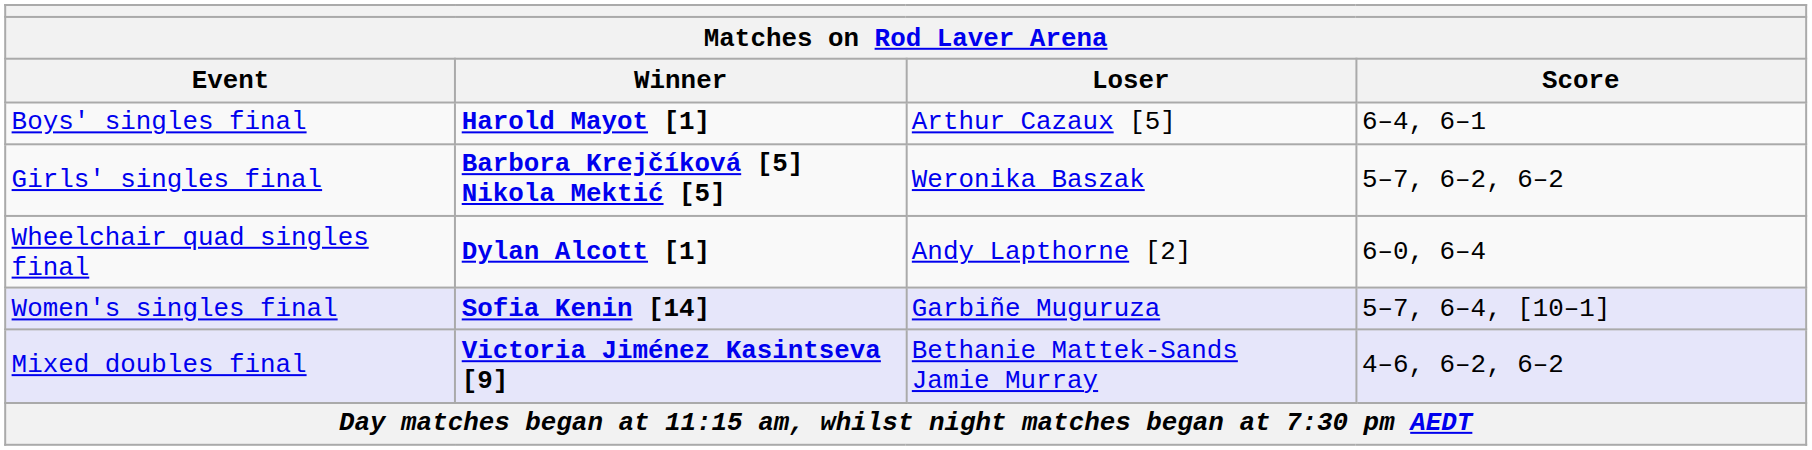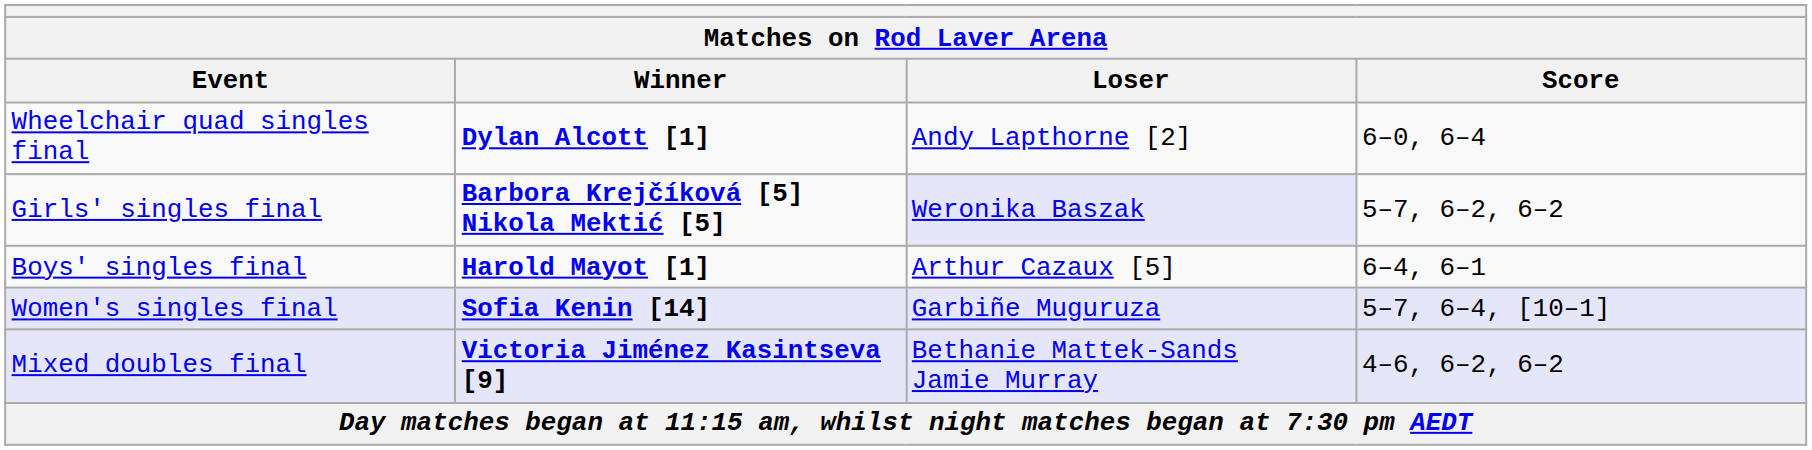rows swapped: (159, 123) <-> (190, 252)
(1028, 180) no background -> (1028, 210) lavender background
